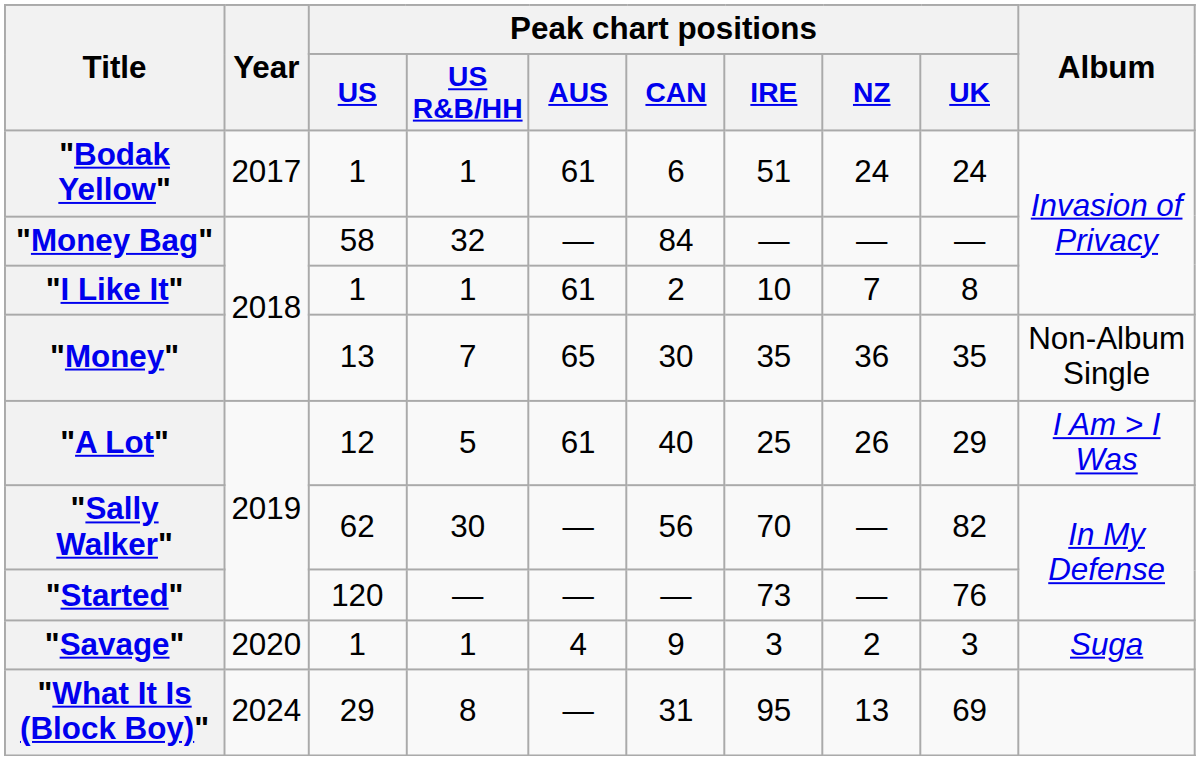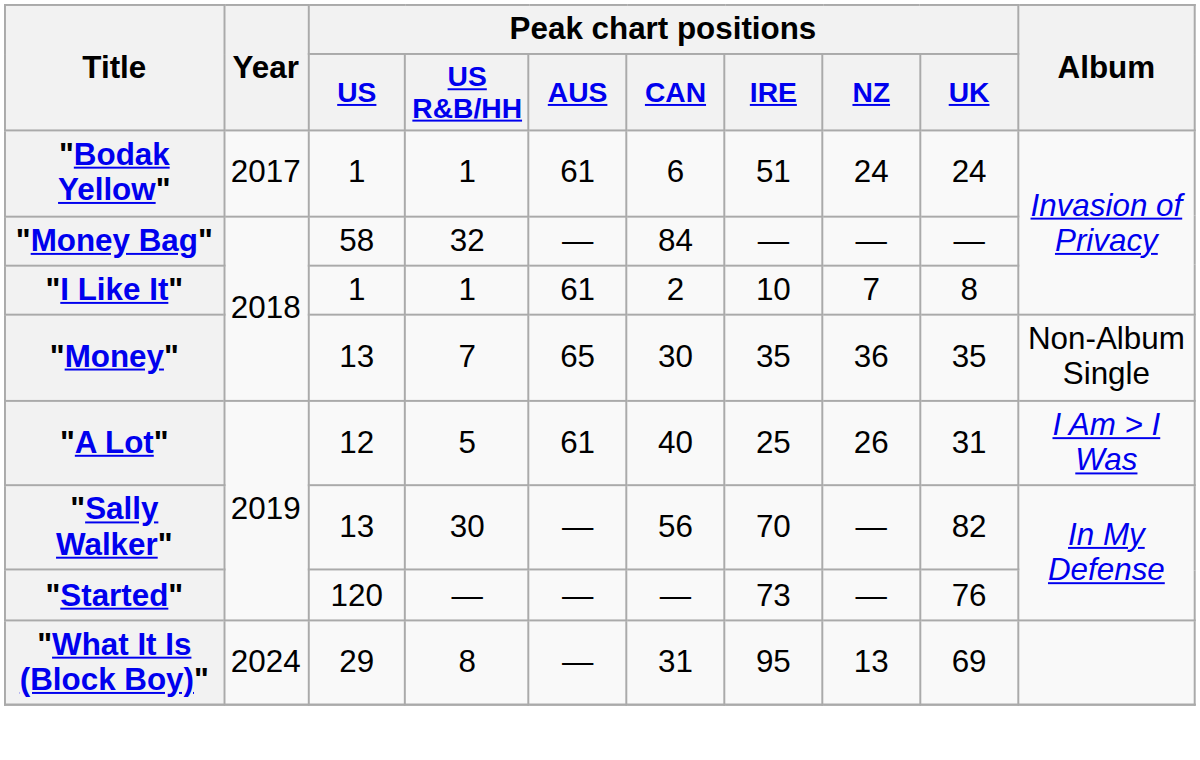(970, 442) 29 -> (969, 442) 31
(357, 527) 62 -> (357, 527) 13
- row: (115, 644)
